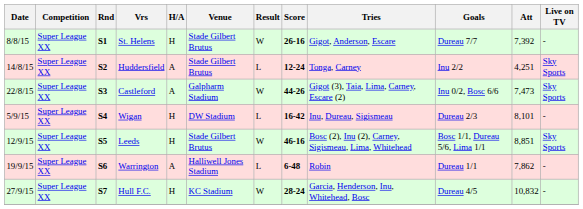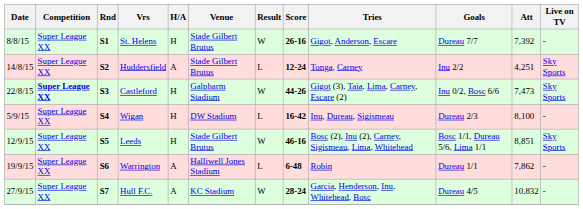(62, 91) normal -> (64, 91) bold
(172, 91) A -> (174, 91) H
(524, 116) 8,101 -> (524, 116) 8,100
(172, 191) H -> (174, 191) A
